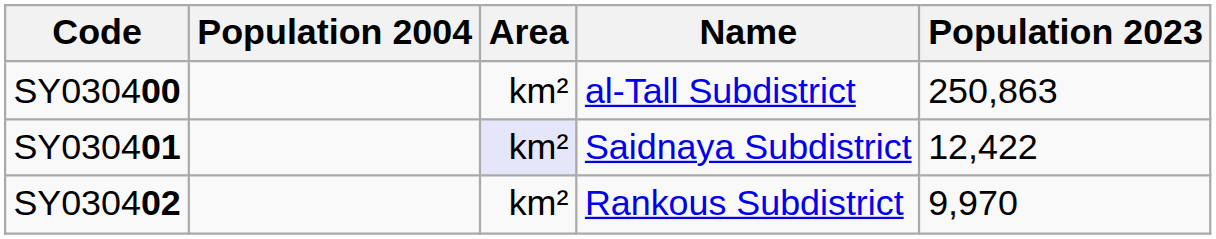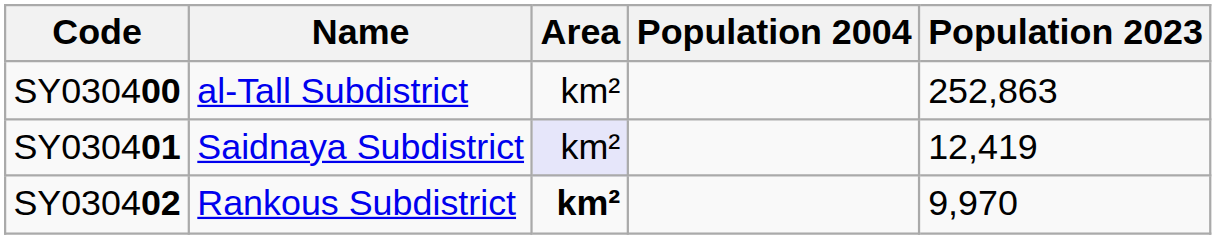columns swapped: (748, 32) <-> (335, 32)
(993, 89) 250,863 -> (993, 89) 252,863
(983, 146) 12,422 -> (983, 146) 12,419
(539, 203) normal -> (588, 203) bold
